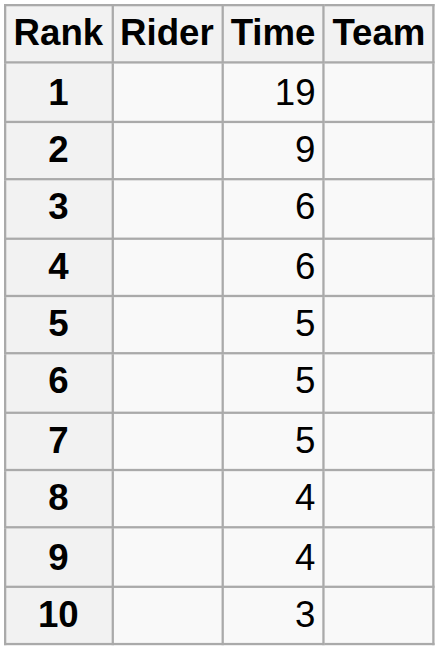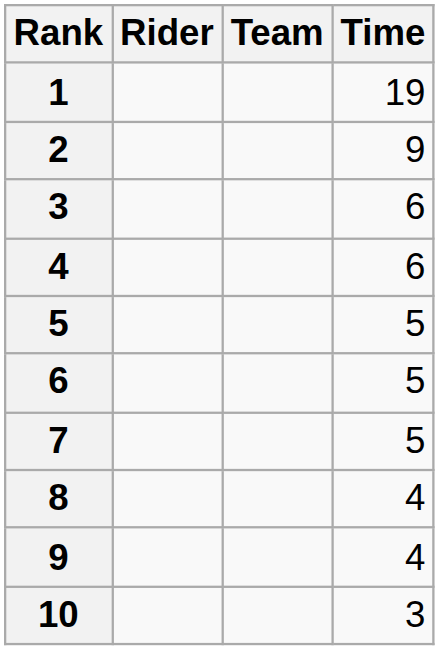columns swapped: (379, 33) <-> (273, 33)
